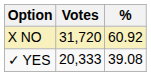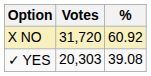(80, 60) 20,333 -> (80, 60) 20,303
